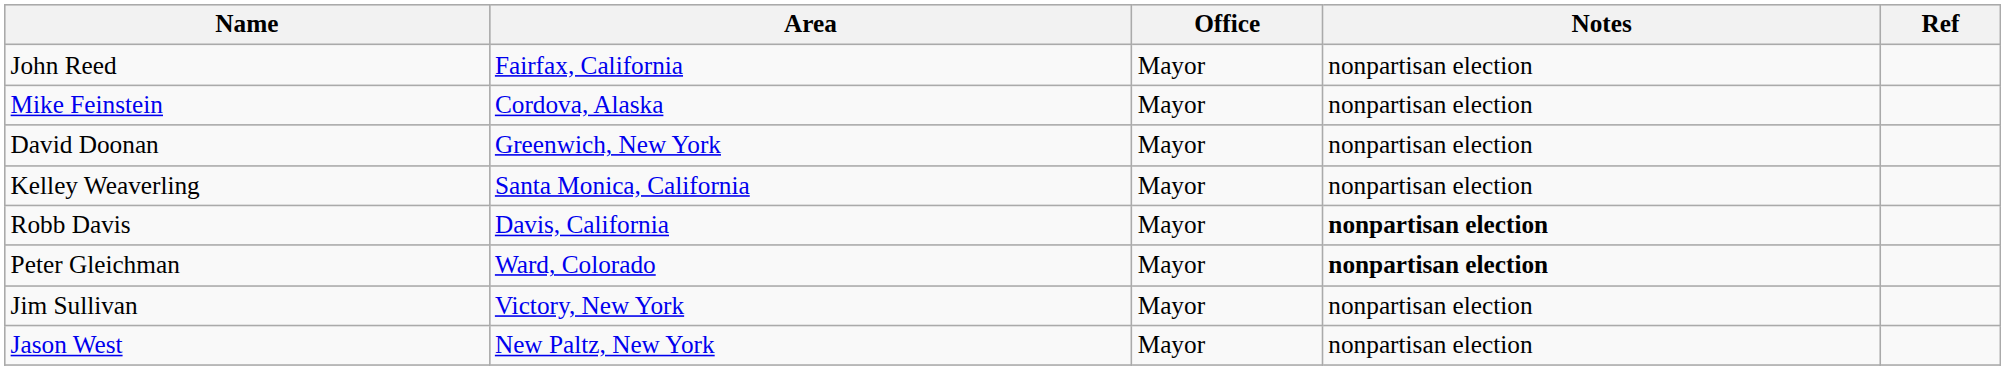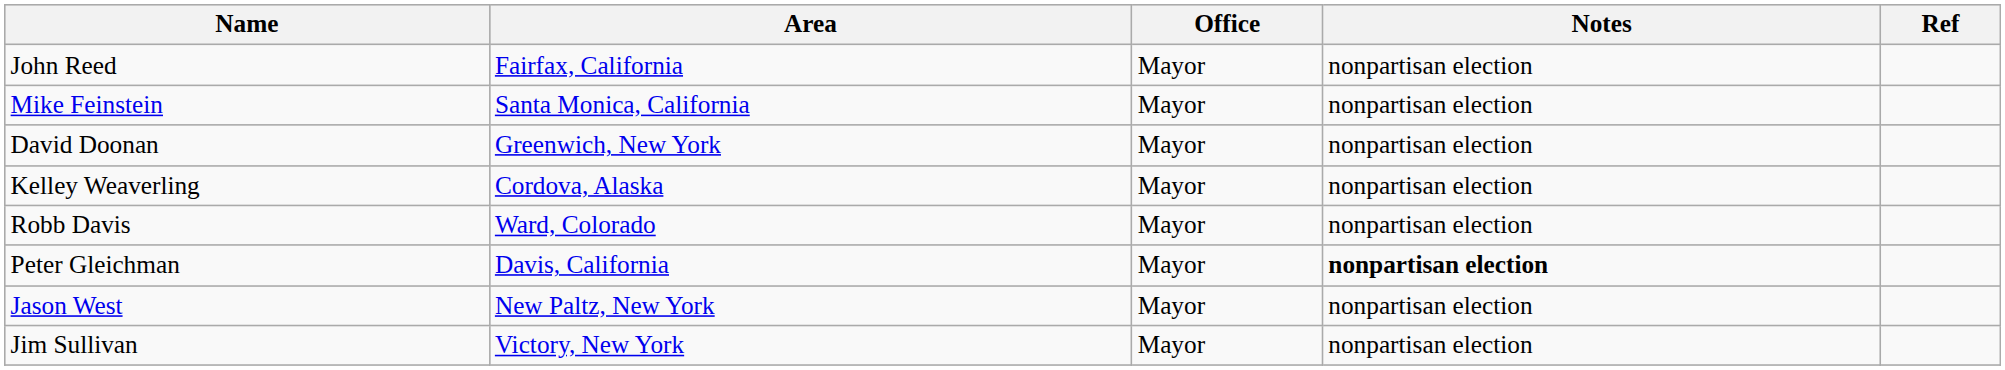(579, 104) Cordova, Alaska -> (622, 104) Santa Monica, California
(622, 184) Santa Monica, California -> (579, 184) Cordova, Alaska
(582, 225) Davis, California -> (575, 225) Ward, Colorado
(1438, 225) bold -> (1430, 225) normal
(575, 265) Ward, Colorado -> (582, 265) Davis, California
rows swapped: (74, 305) <-> (67, 345)
